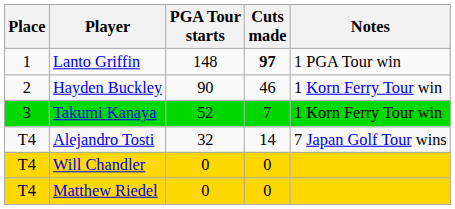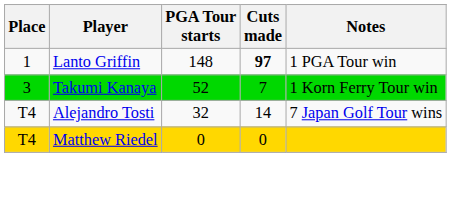- row: (108, 87)
- row: (99, 165)
